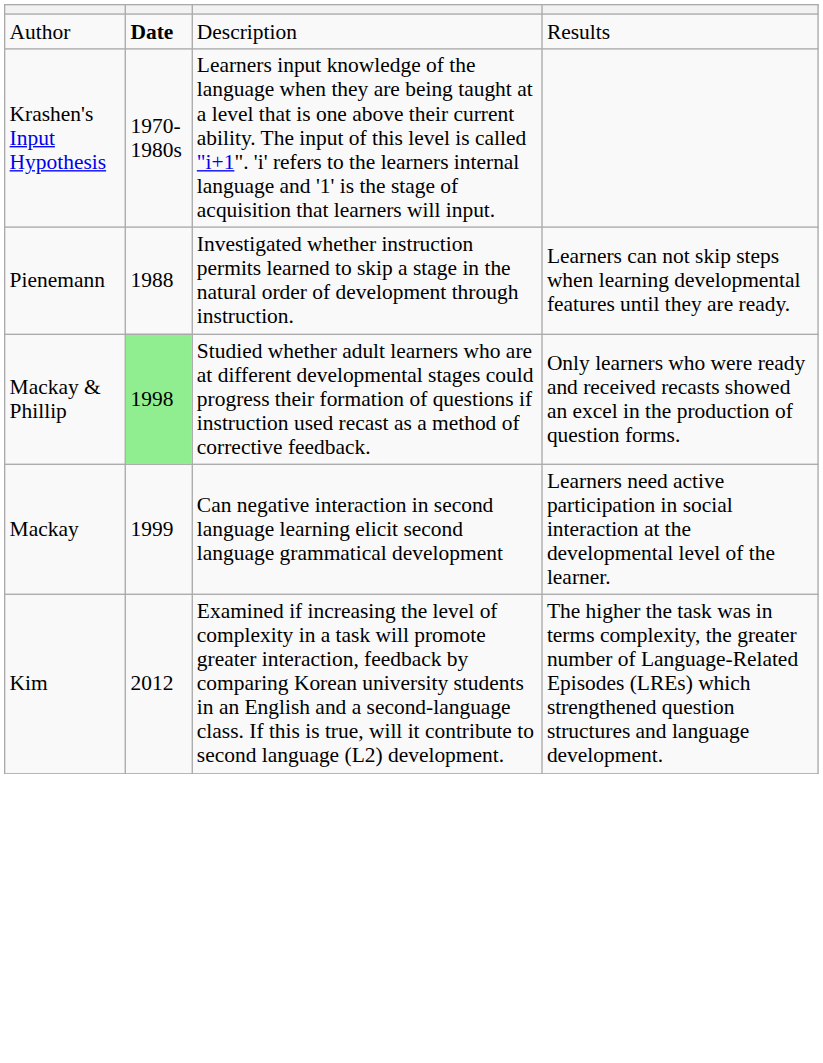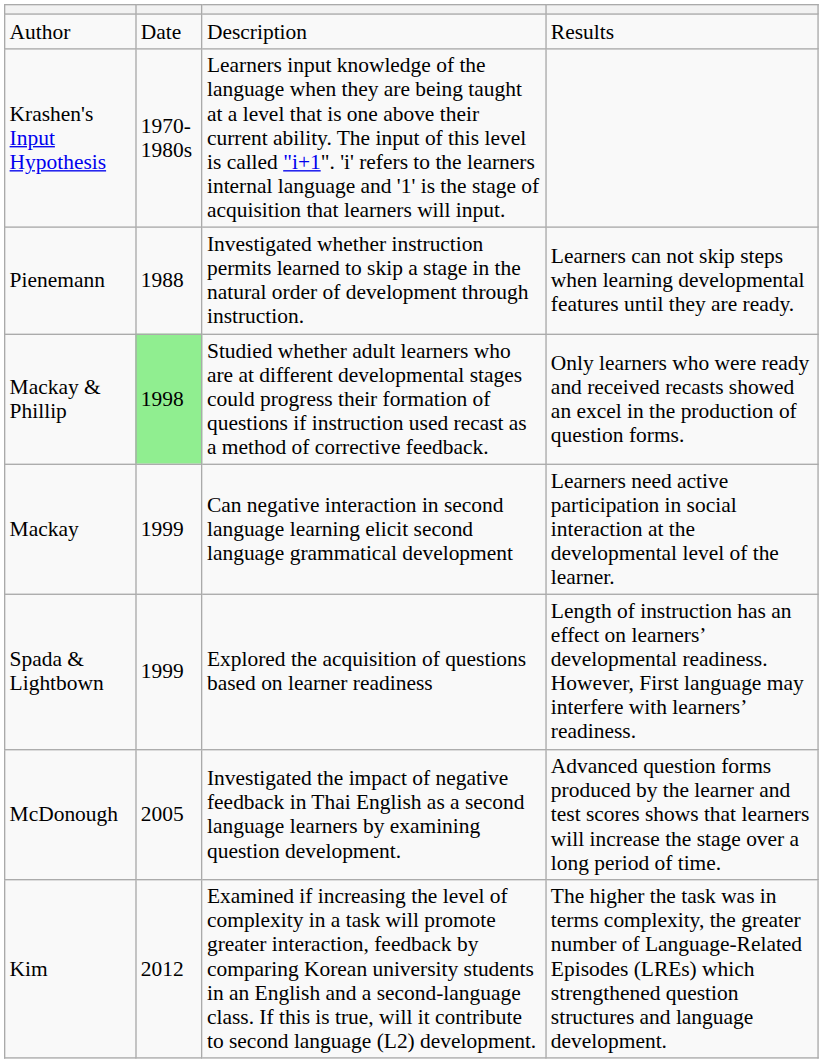(152, 31) bold -> (161, 31) normal
+ row: (57, 671)
+ row: (64, 814)
